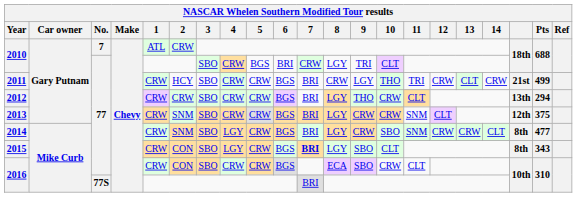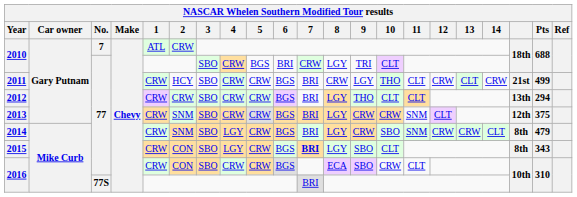(417, 81) TRI -> (417, 81) CLT
(390, 98) CRW -> (390, 98) CLT
(542, 132) 477 -> (542, 132) 479
